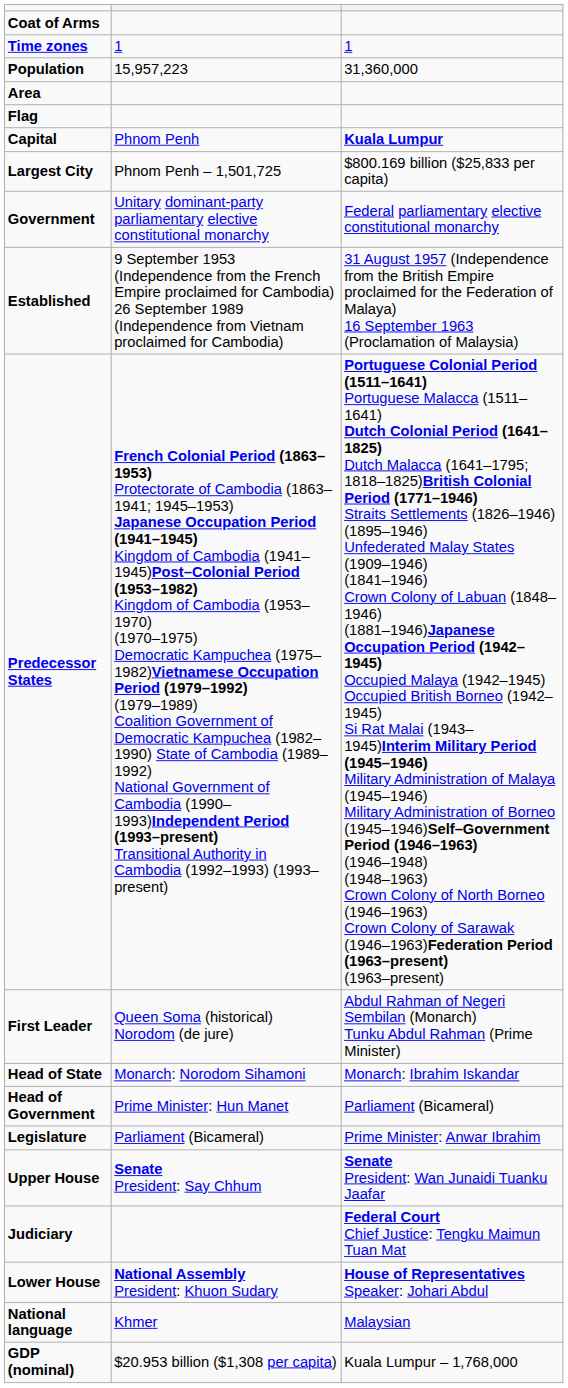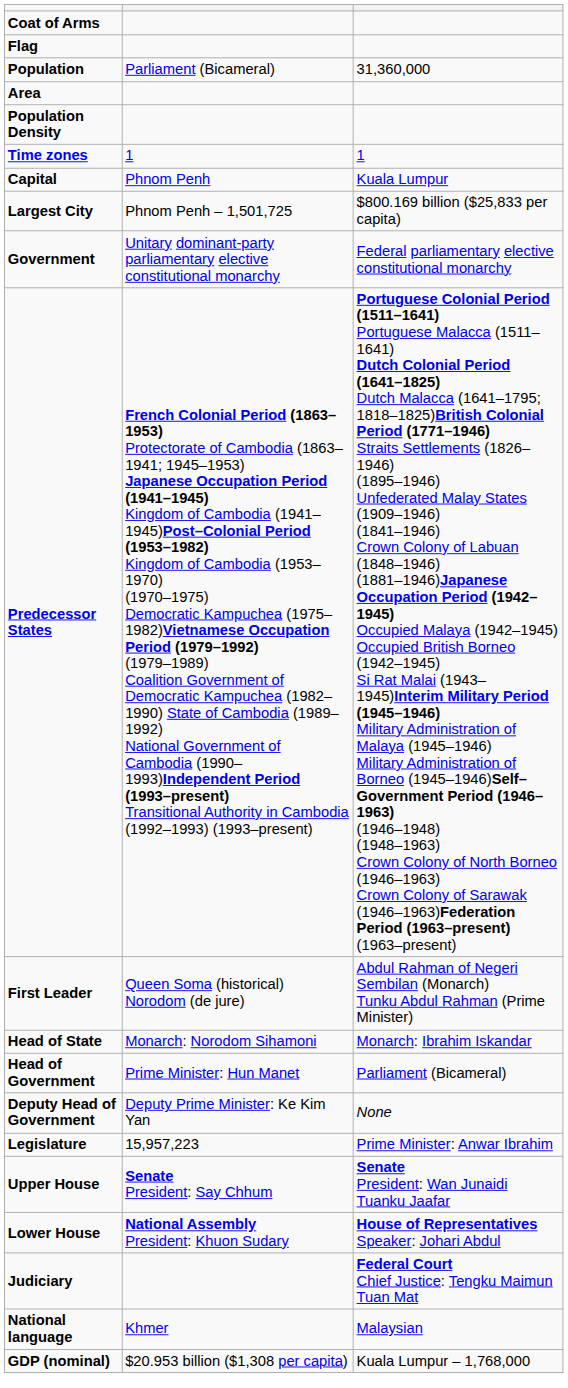rows swapped: (23, 116) <-> (48, 46)
(151, 69) 15,957,223 -> (200, 69) Parliament (Bicameral)
+ row: (46, 124)
(394, 139) bold -> (402, 179) normal
- row: (49, 300)
+ row: (62, 1113)
(189, 1137) Parliament (Bicameral) -> (162, 1144) 15,957,223
rows swapped: (54, 1282) <-> (40, 1234)
